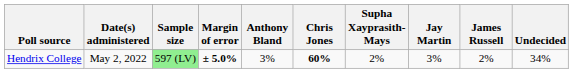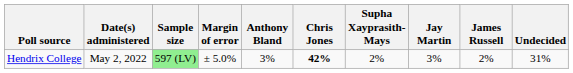(220, 59) bold -> (220, 59) normal
(319, 59) 60% -> (319, 59) 42%
(540, 59) 34% -> (540, 59) 31%
